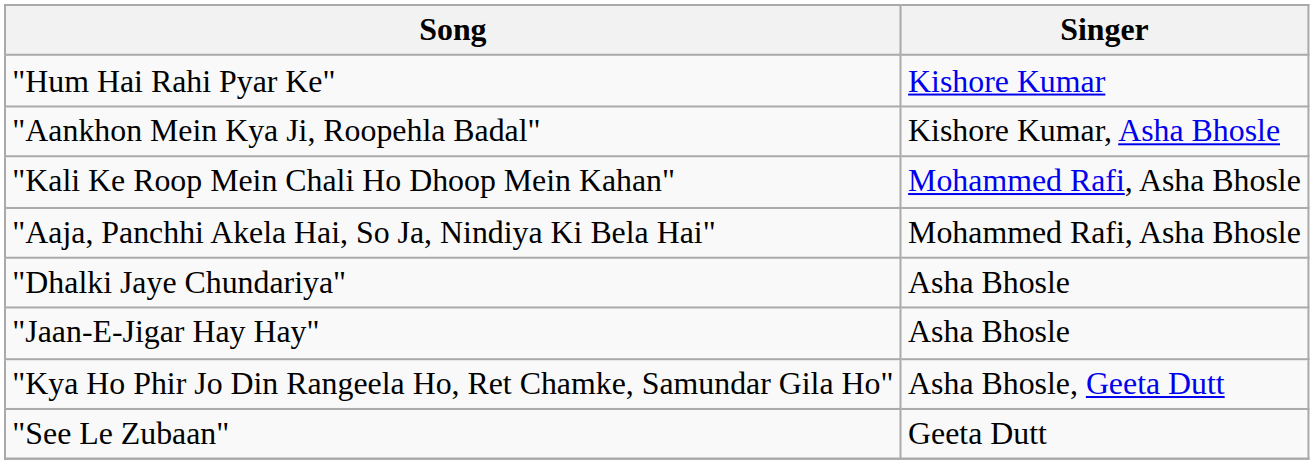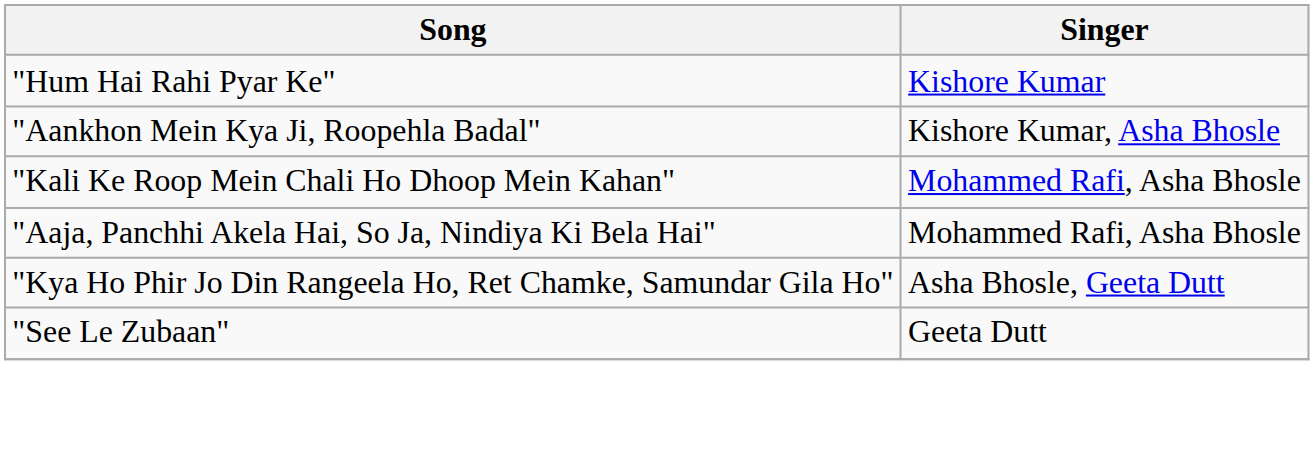- row: (179, 282)
- row: (166, 332)
